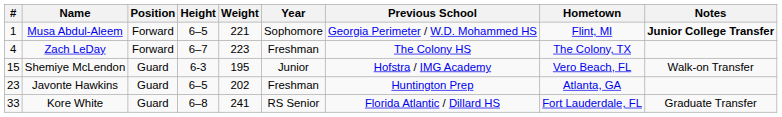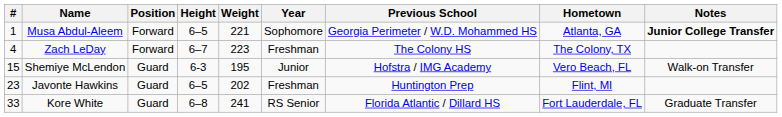(592, 31) Flint, MI -> (592, 31) Atlanta, GA
(592, 85) Atlanta, GA -> (592, 85) Flint, MI
